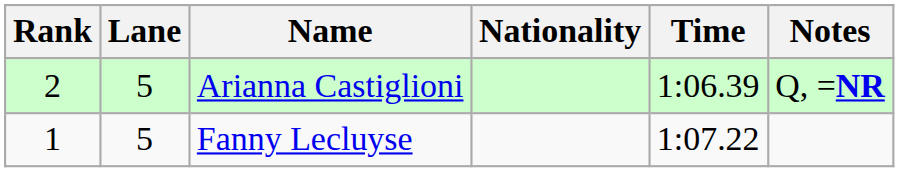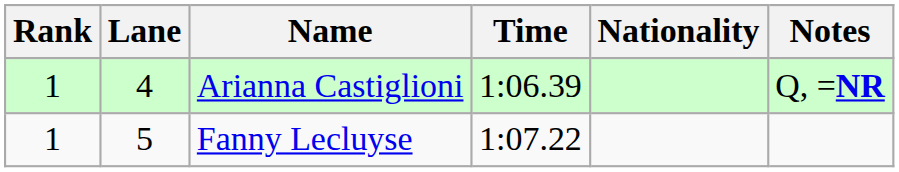columns swapped: (560, 31) <-> (708, 31)
(52, 85) 2 -> (52, 85) 1
(144, 85) 5 -> (144, 85) 4
